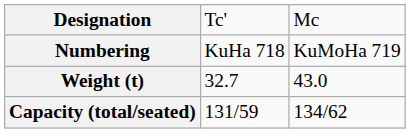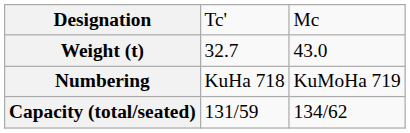rows swapped: (102, 50) <-> (102, 81)
